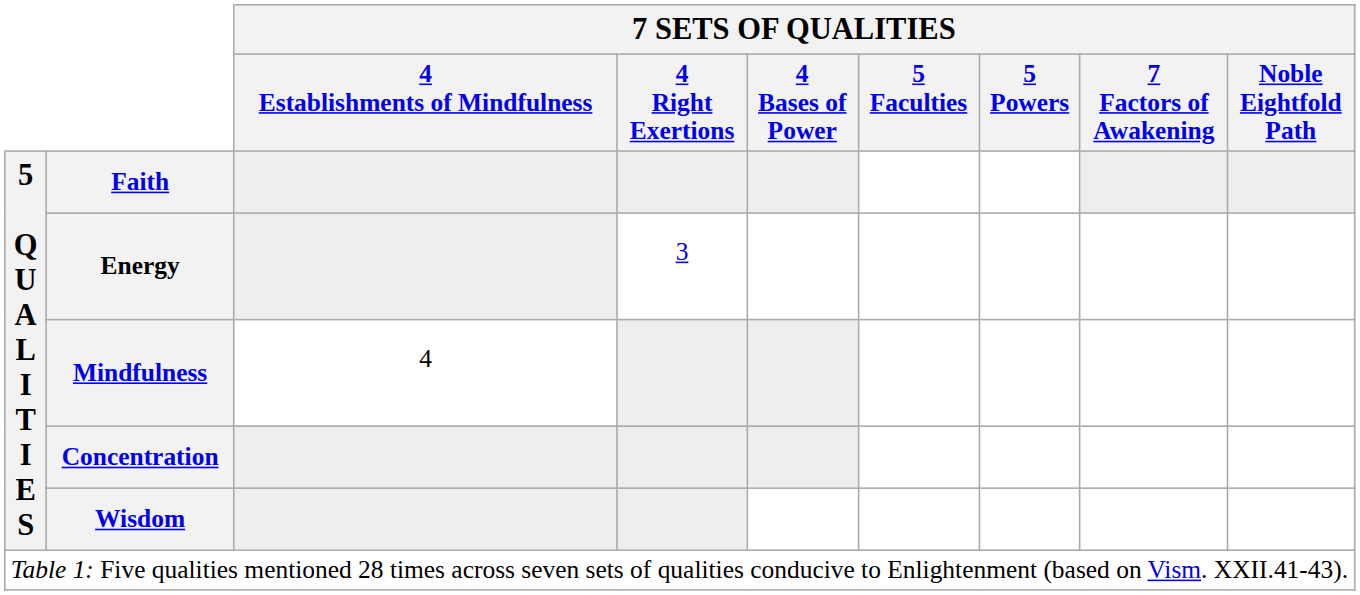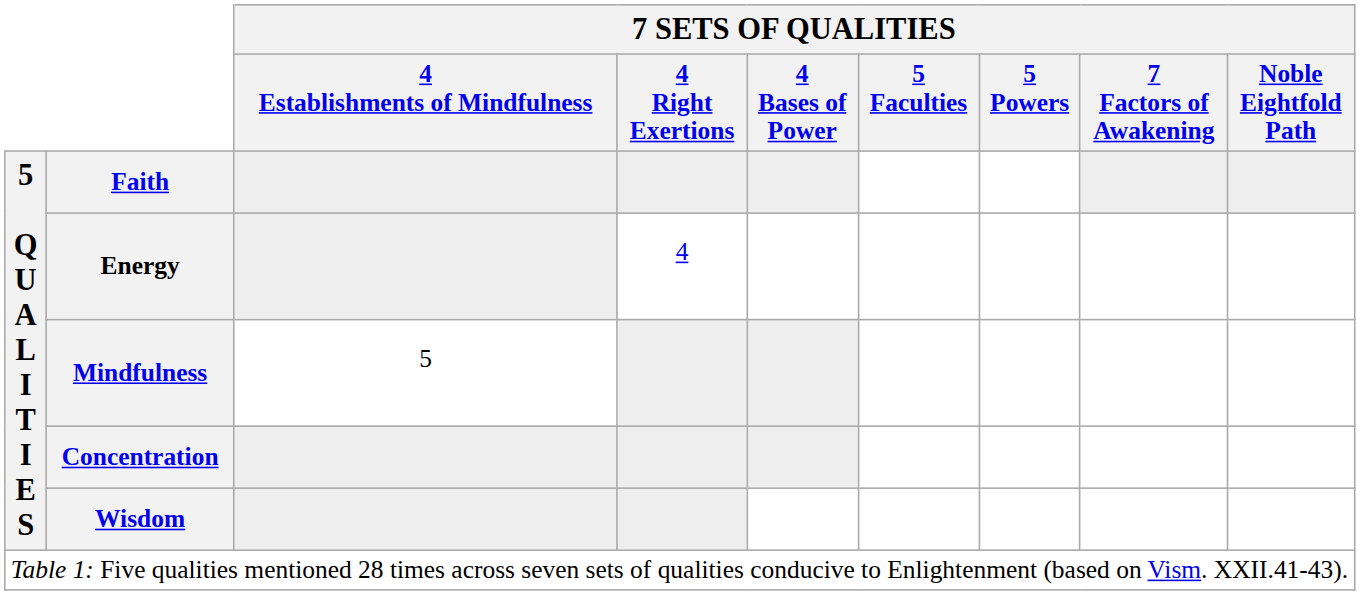(682, 251) 3 -> (682, 251) 4
(426, 357) 4 -> (426, 357) 5
